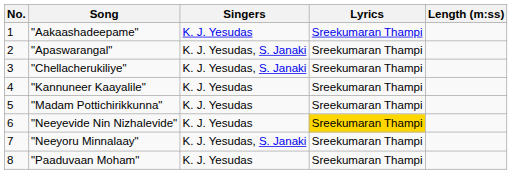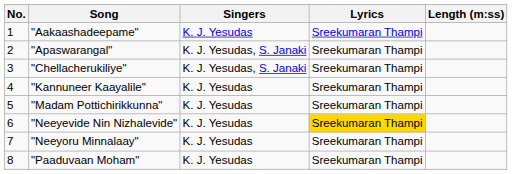(244, 142) K. J. Yesudas, S. Janaki -> (218, 142) K. J. Yesudas
